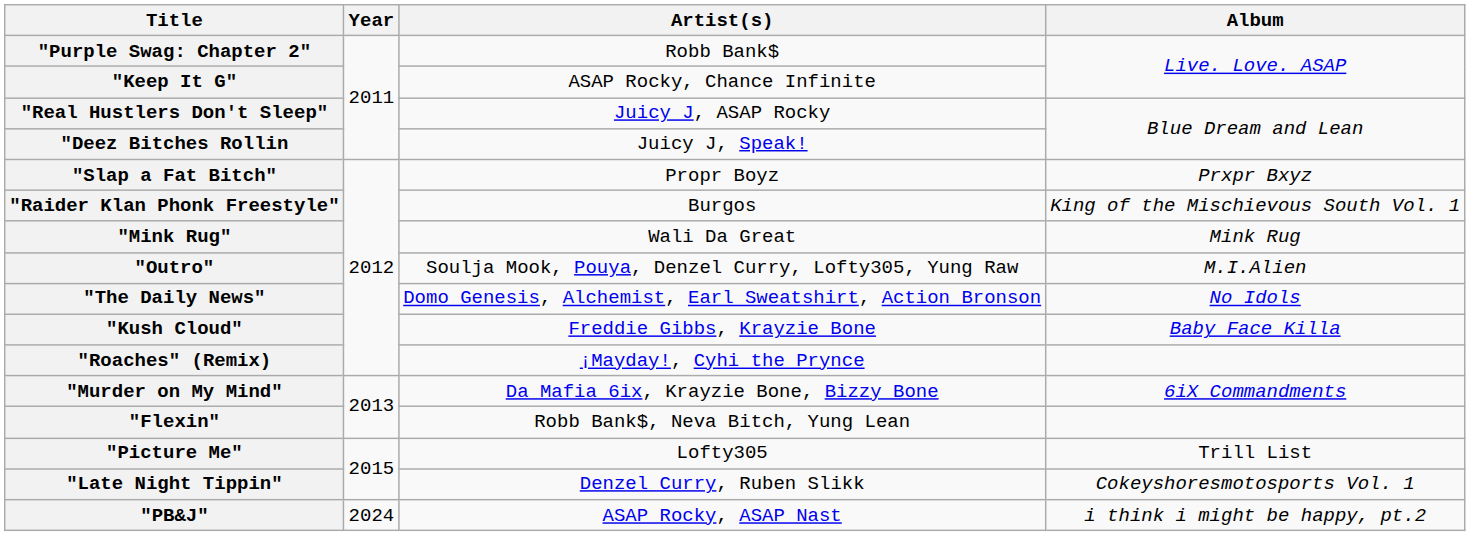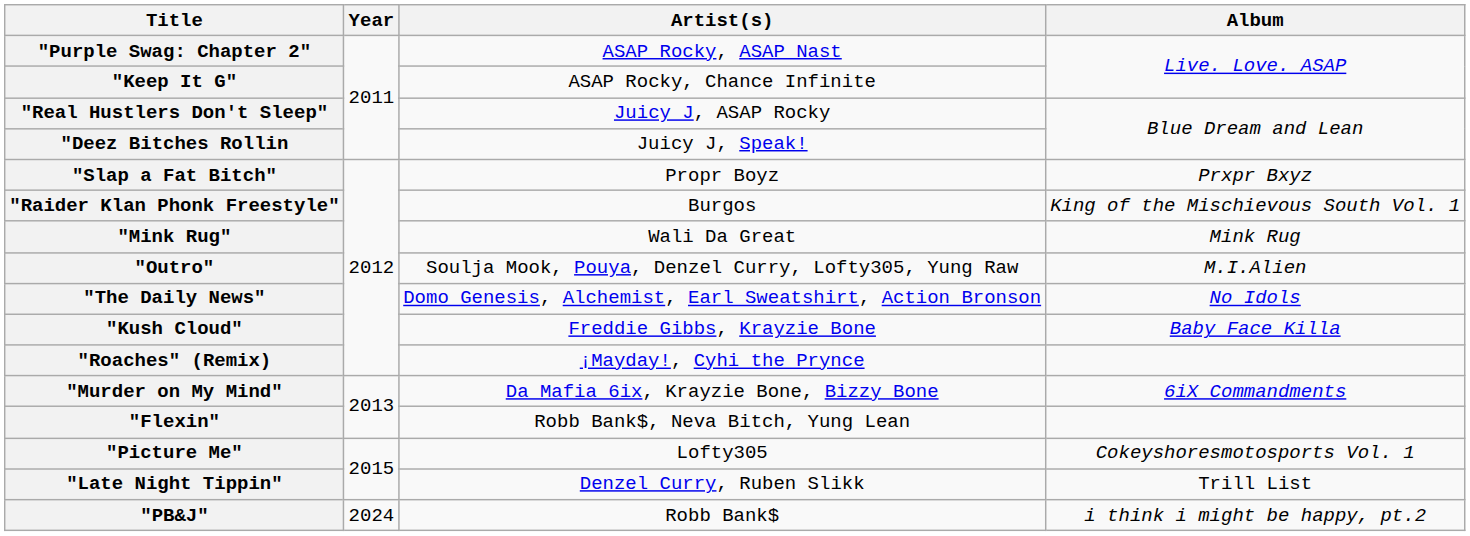(722, 51) Robb Bank$ -> (722, 51) ASAP Rocky, ASAP Nast
(1255, 453) Trill List -> (1255, 453) Cokeyshoresmotosports Vol. 1
(1255, 484) Cokeyshoresmotosports Vol. 1 -> (1255, 484) Trill List
(722, 515) ASAP Rocky, ASAP Nast -> (722, 515) Robb Bank$
